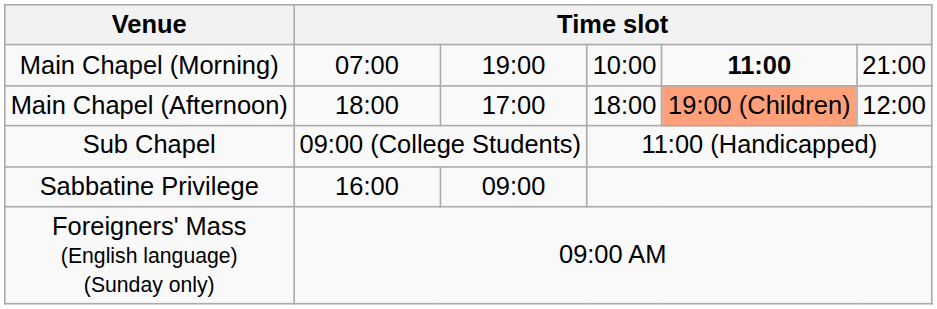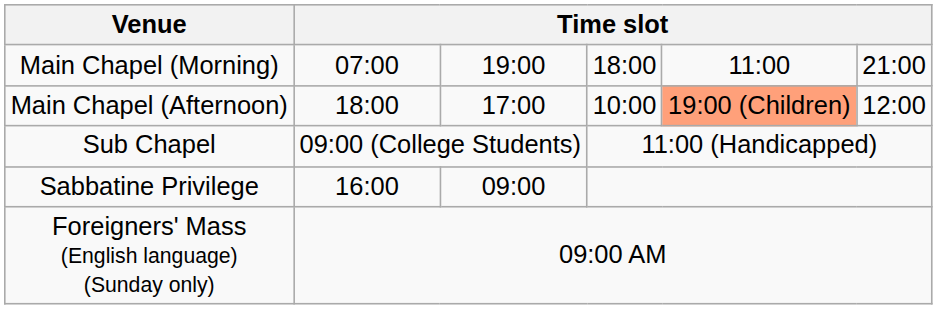(625, 65) 10:00 -> (625, 65) 18:00
(759, 65) bold -> (759, 65) normal
(625, 105) 18:00 -> (625, 105) 10:00
